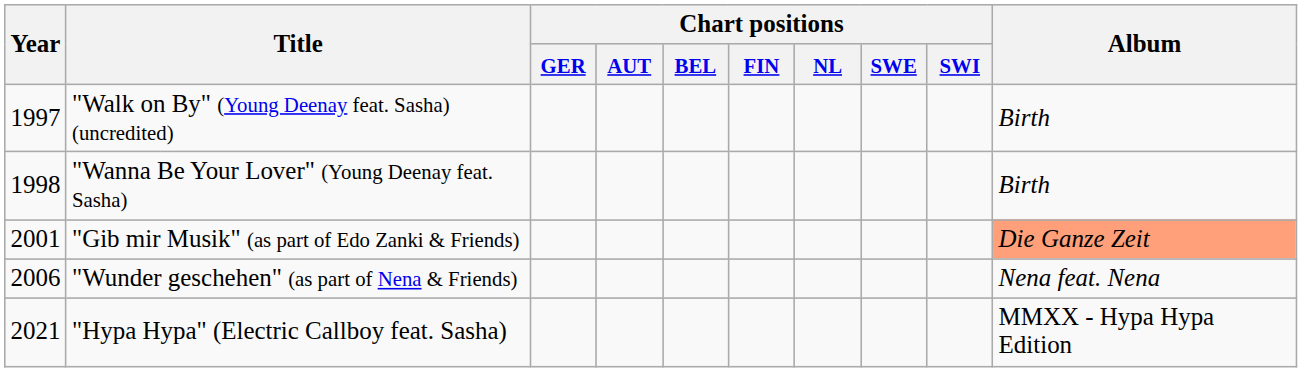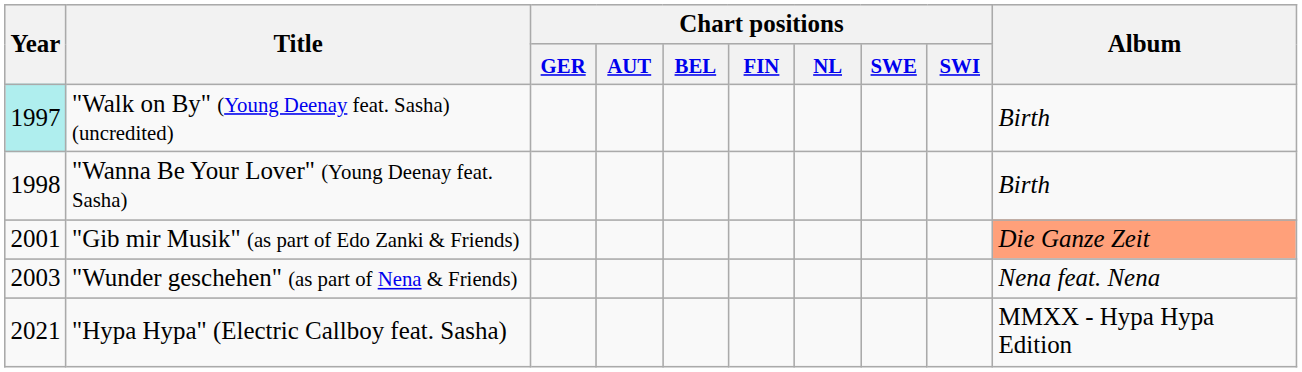(35, 117) no background -> (35, 117) paleturquoise background
(35, 278) 2006 -> (35, 278) 2003
